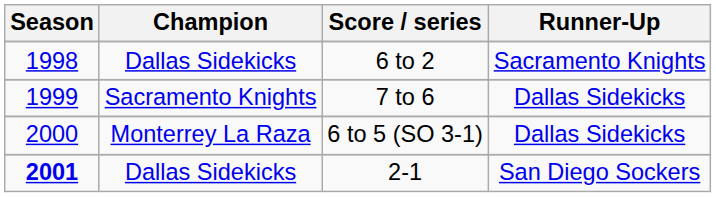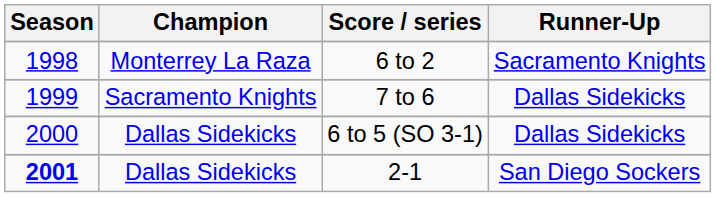(211, 60) Dallas Sidekicks -> (211, 60) Monterrey La Raza
(211, 135) Monterrey La Raza -> (211, 135) Dallas Sidekicks
